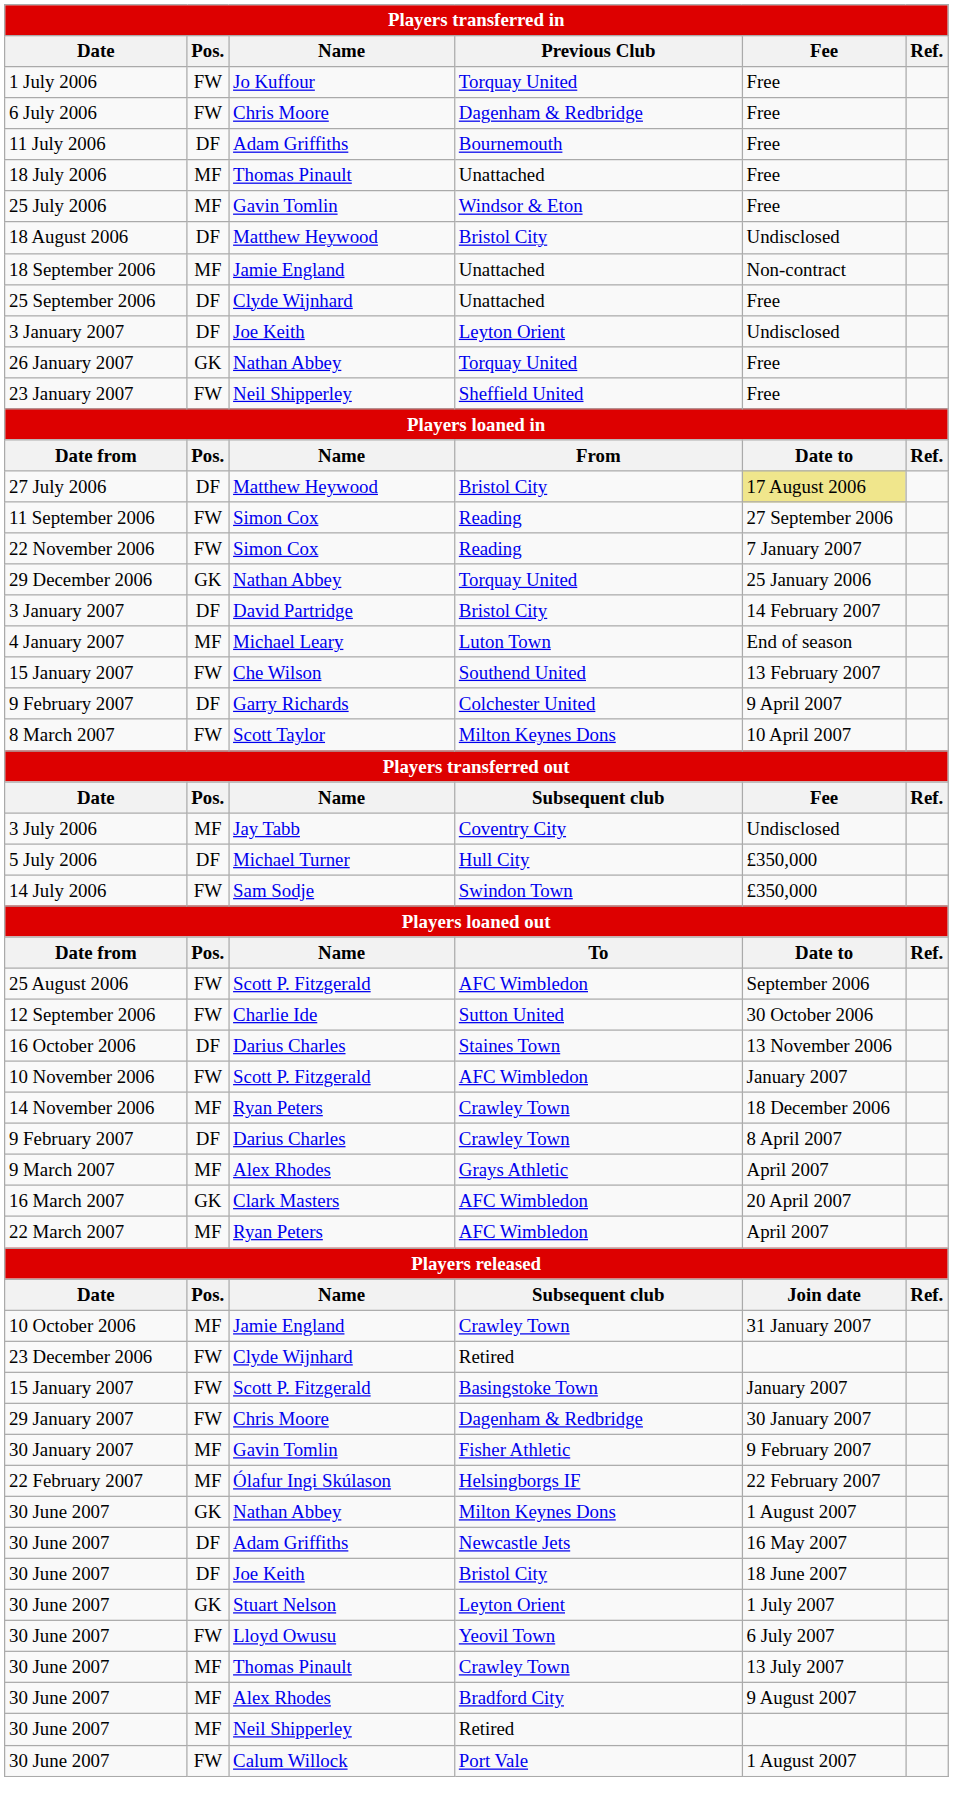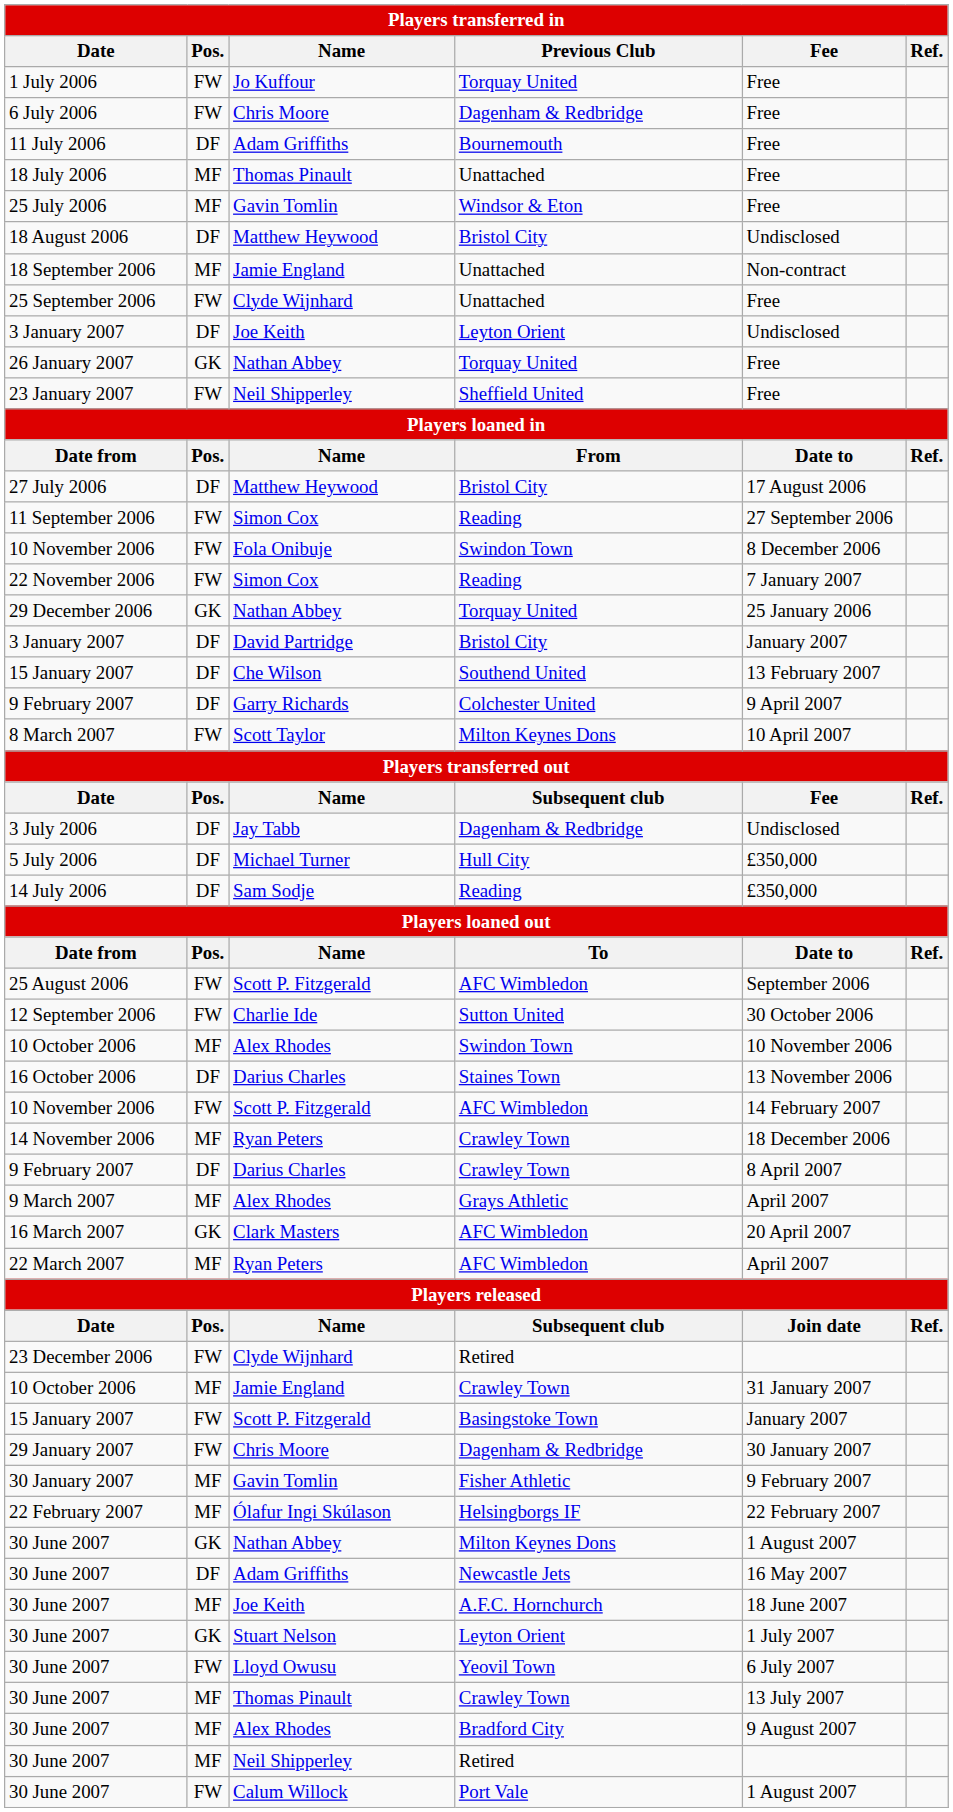(208, 299) DF -> (208, 299) FW
(806, 486) khaki background -> (806, 486) no background
+ row: (82, 548)
(814, 610) 14 February 2007 -> (797, 641) January 2007
- row: (67, 641)
(208, 672) FW -> (208, 672) DF
(208, 828) MF -> (208, 828) DF
(512, 828) Coventry City -> (551, 828) Dagenham & Redbridge
(208, 890) FW -> (208, 890) DF
(516, 890) Swindon Town -> (490, 890) Reading
+ row: (72, 1045)
(797, 1076) January 2007 -> (814, 1107) 14 February 2007
rows swapped: (72, 1325) <-> (81, 1356)
(208, 1574) DF -> (208, 1605) MF
(503, 1574) Bristol City -> (531, 1605) A.F.C. Hornchurch
